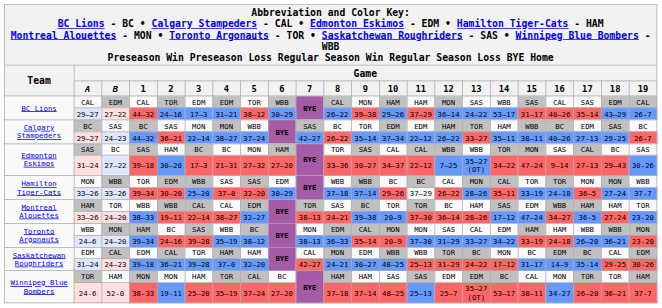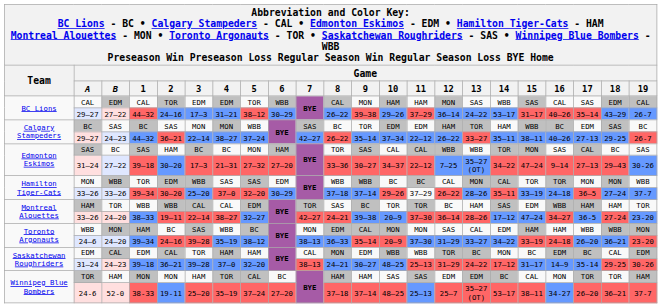(310, 217) 38–13 -> (310, 217) 42–27
(310, 265) 42–27 -> (310, 265) 38–13
